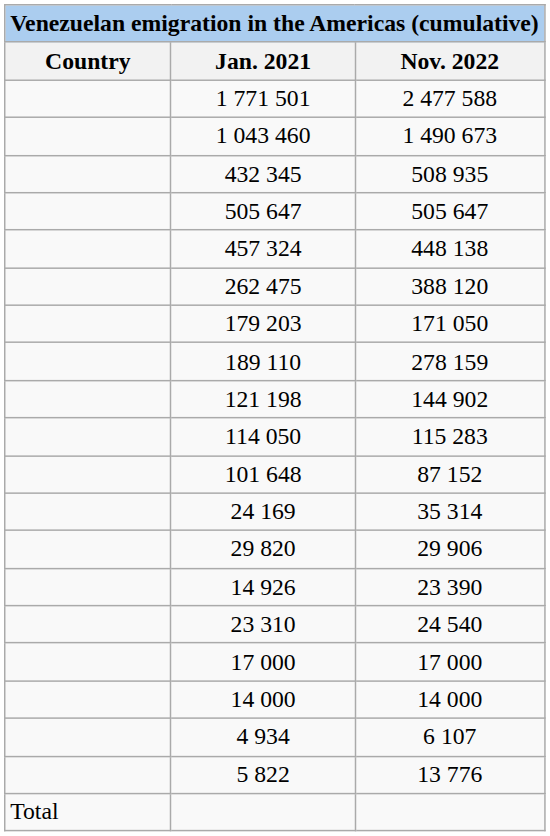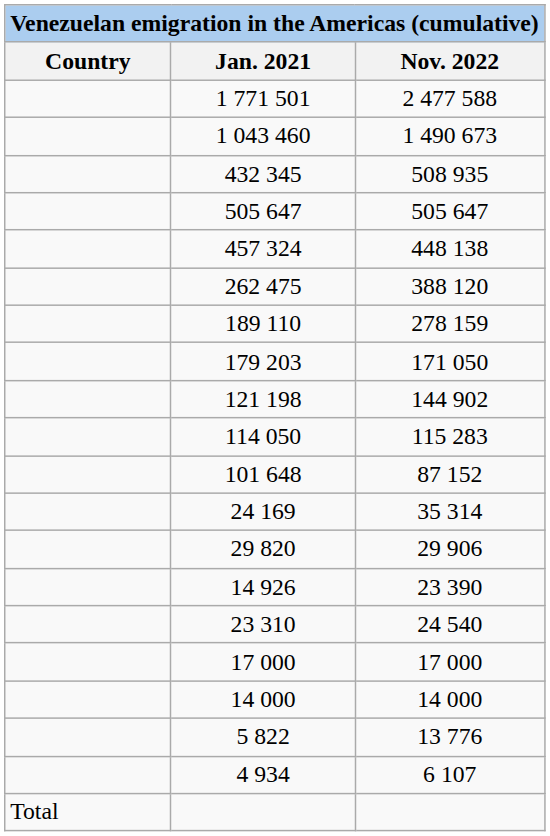rows swapped: (263, 361) <-> (263, 323)
rows swapped: (263, 774) <-> (263, 736)
